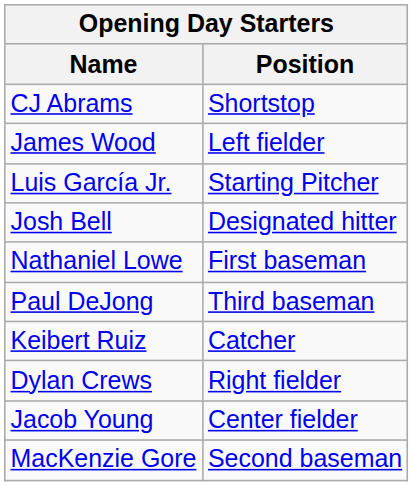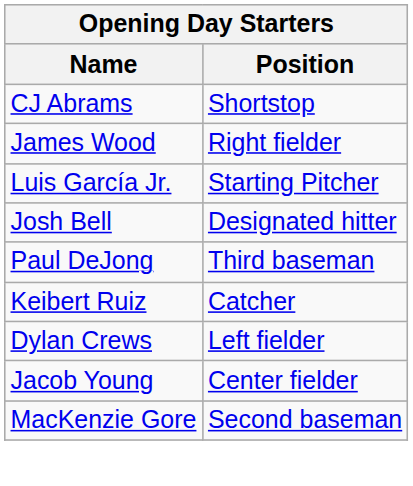(266, 143) Left fielder -> (275, 143) Right fielder
- row: (97, 261)
(275, 380) Right fielder -> (266, 340) Left fielder
